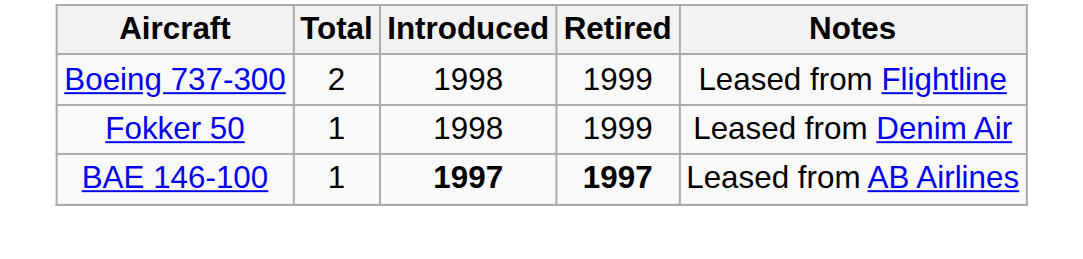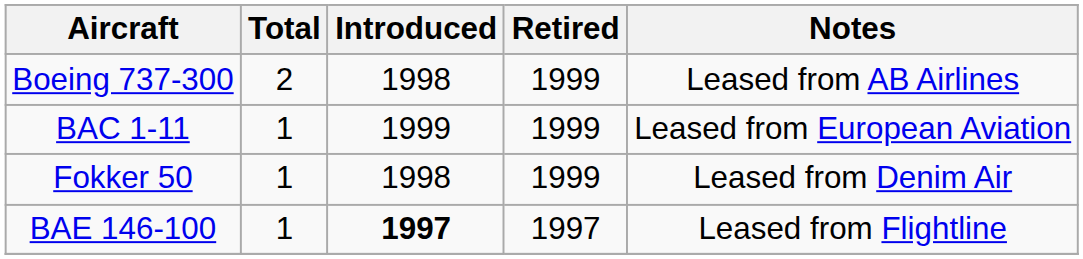(853, 79) Leased from Flightline -> (853, 79) Leased from AB Airlines
+ row: (123, 128)
(618, 178) bold -> (566, 228) normal
(853, 178) Leased from AB Airlines -> (853, 228) Leased from Flightline
